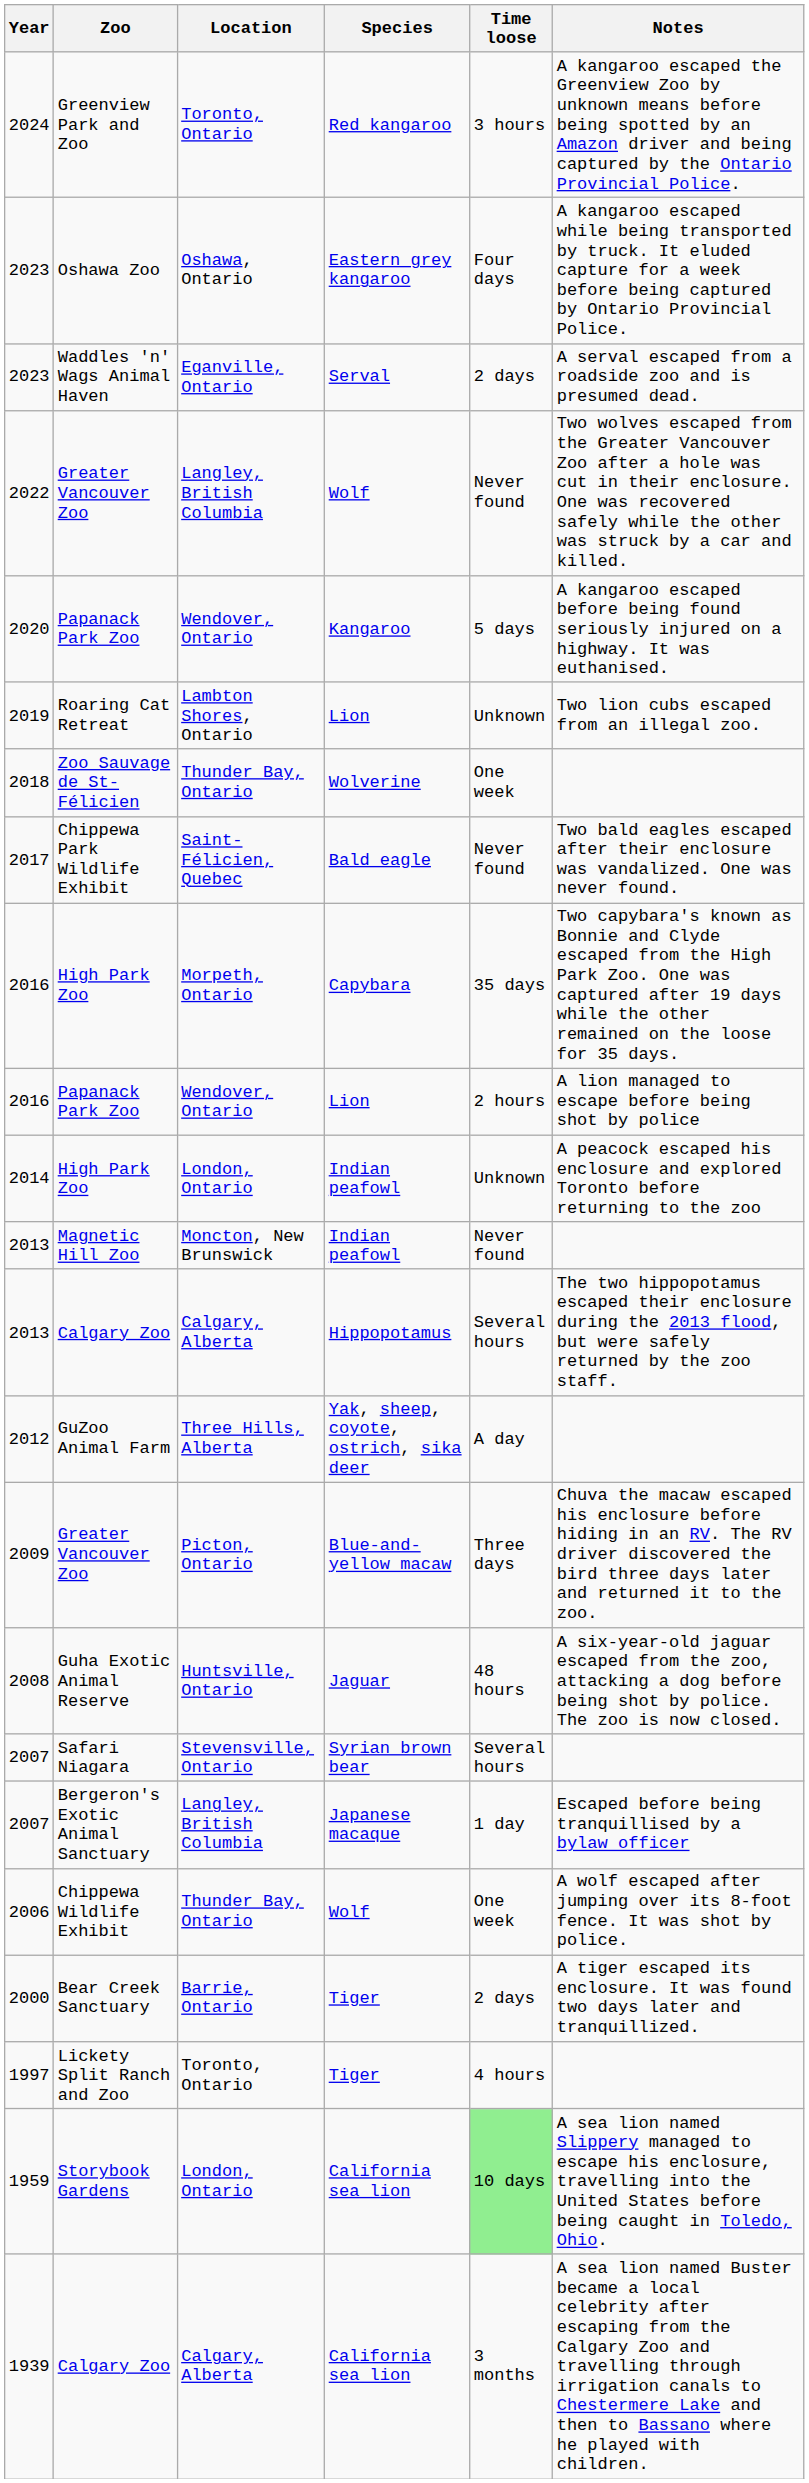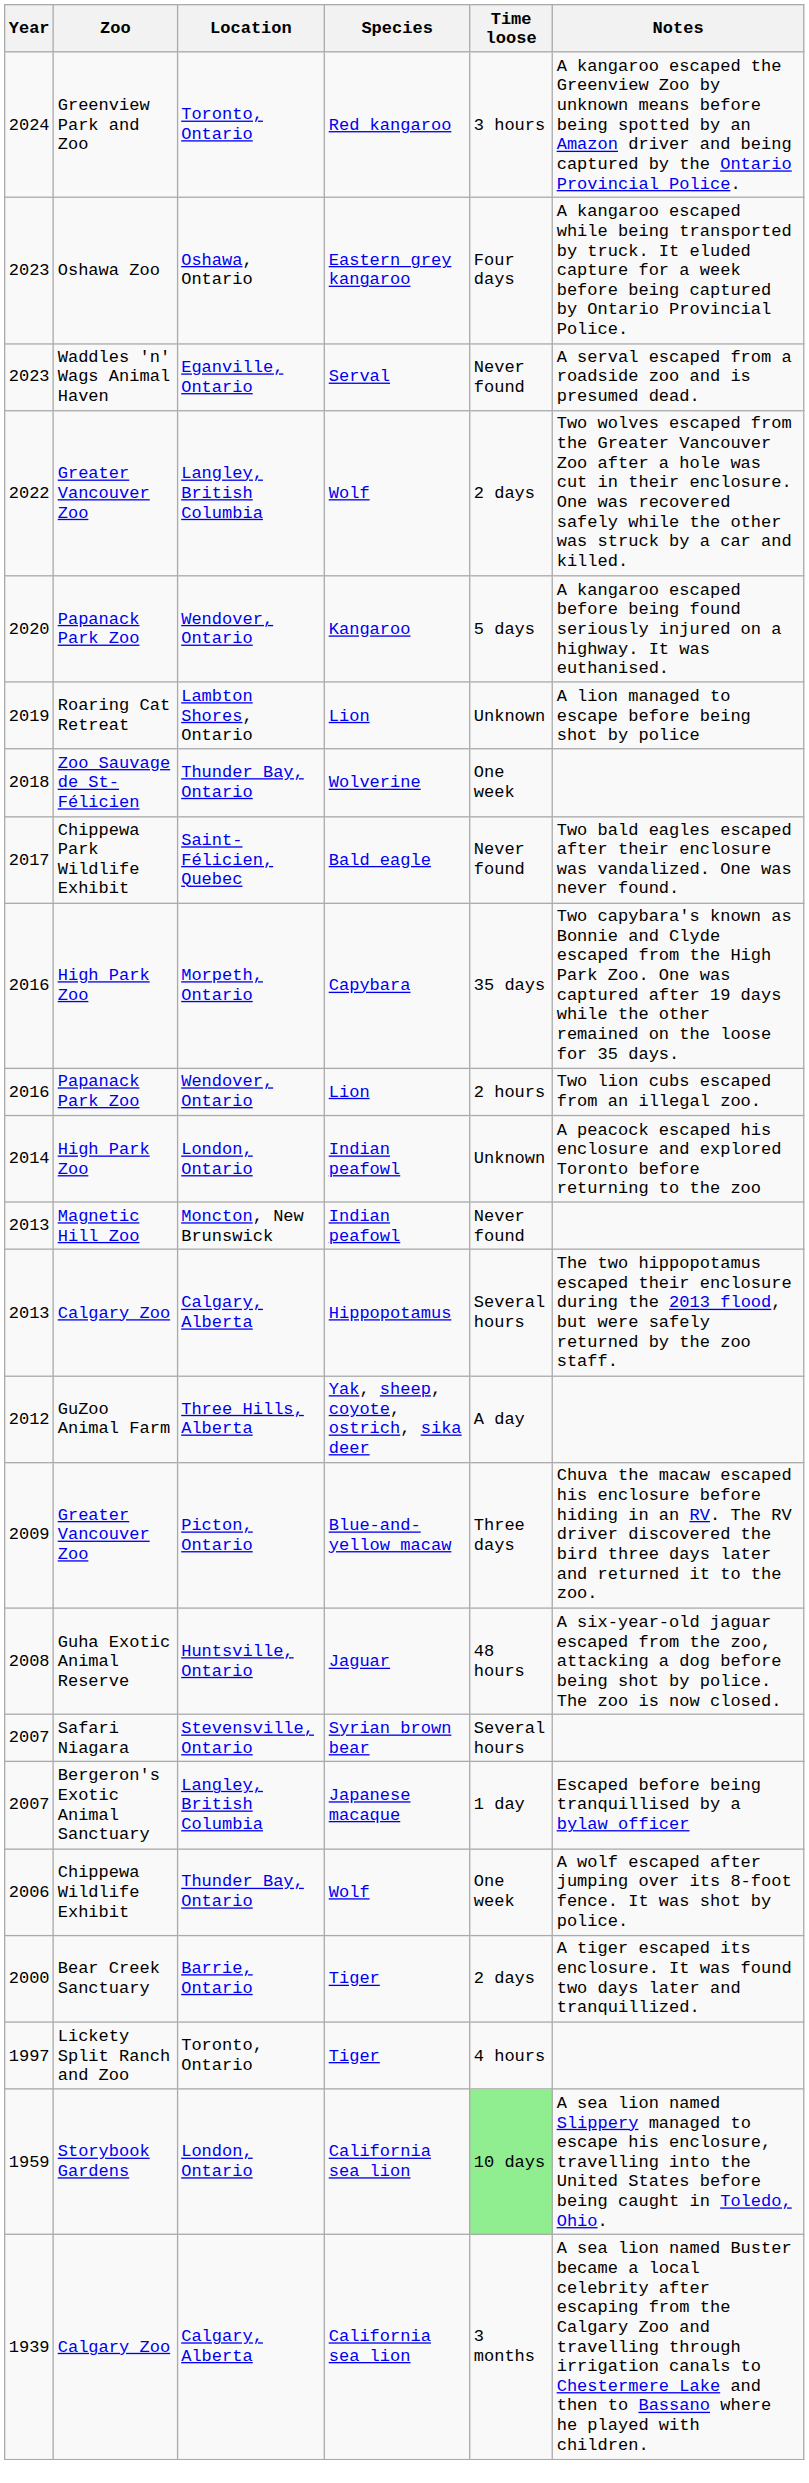(504, 377) 2 days -> (499, 377) Never found
(499, 493) Never found -> (504, 493) 2 days
(664, 716) Two lion cubs escaped from an illegal zoo. -> (654, 716) A lion managed to escape before being shot by police
(654, 1102) A lion managed to escape before being shot by police -> (664, 1092) Two lion cubs escaped from an illegal zoo.
